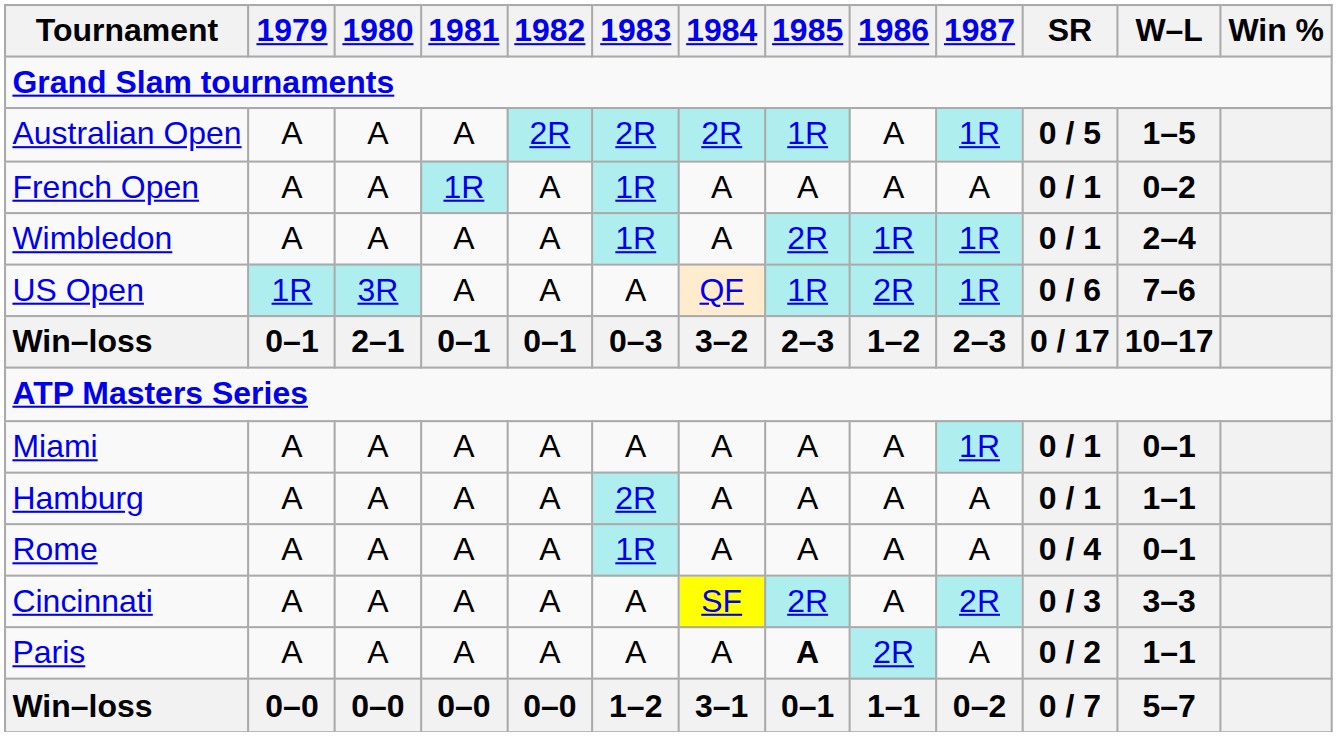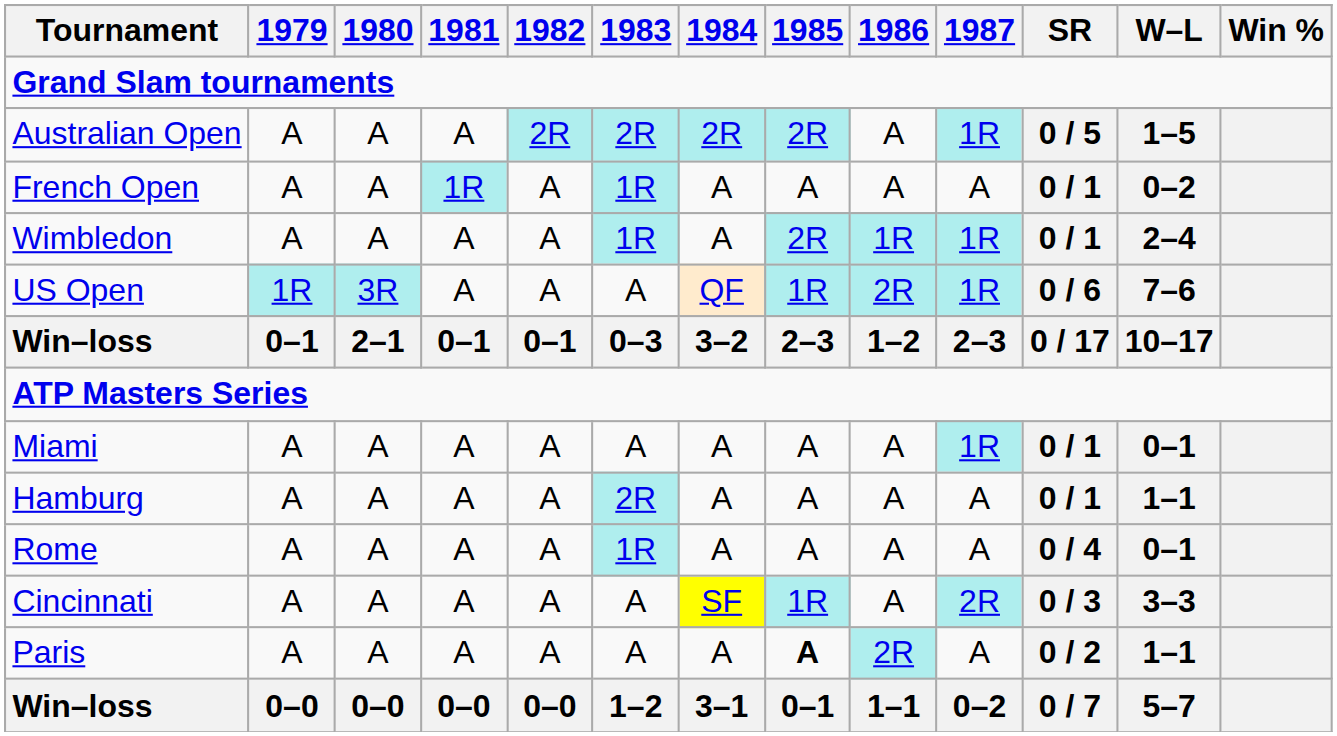(808, 133) 1R -> (808, 133) 2R
(808, 600) 2R -> (808, 600) 1R
